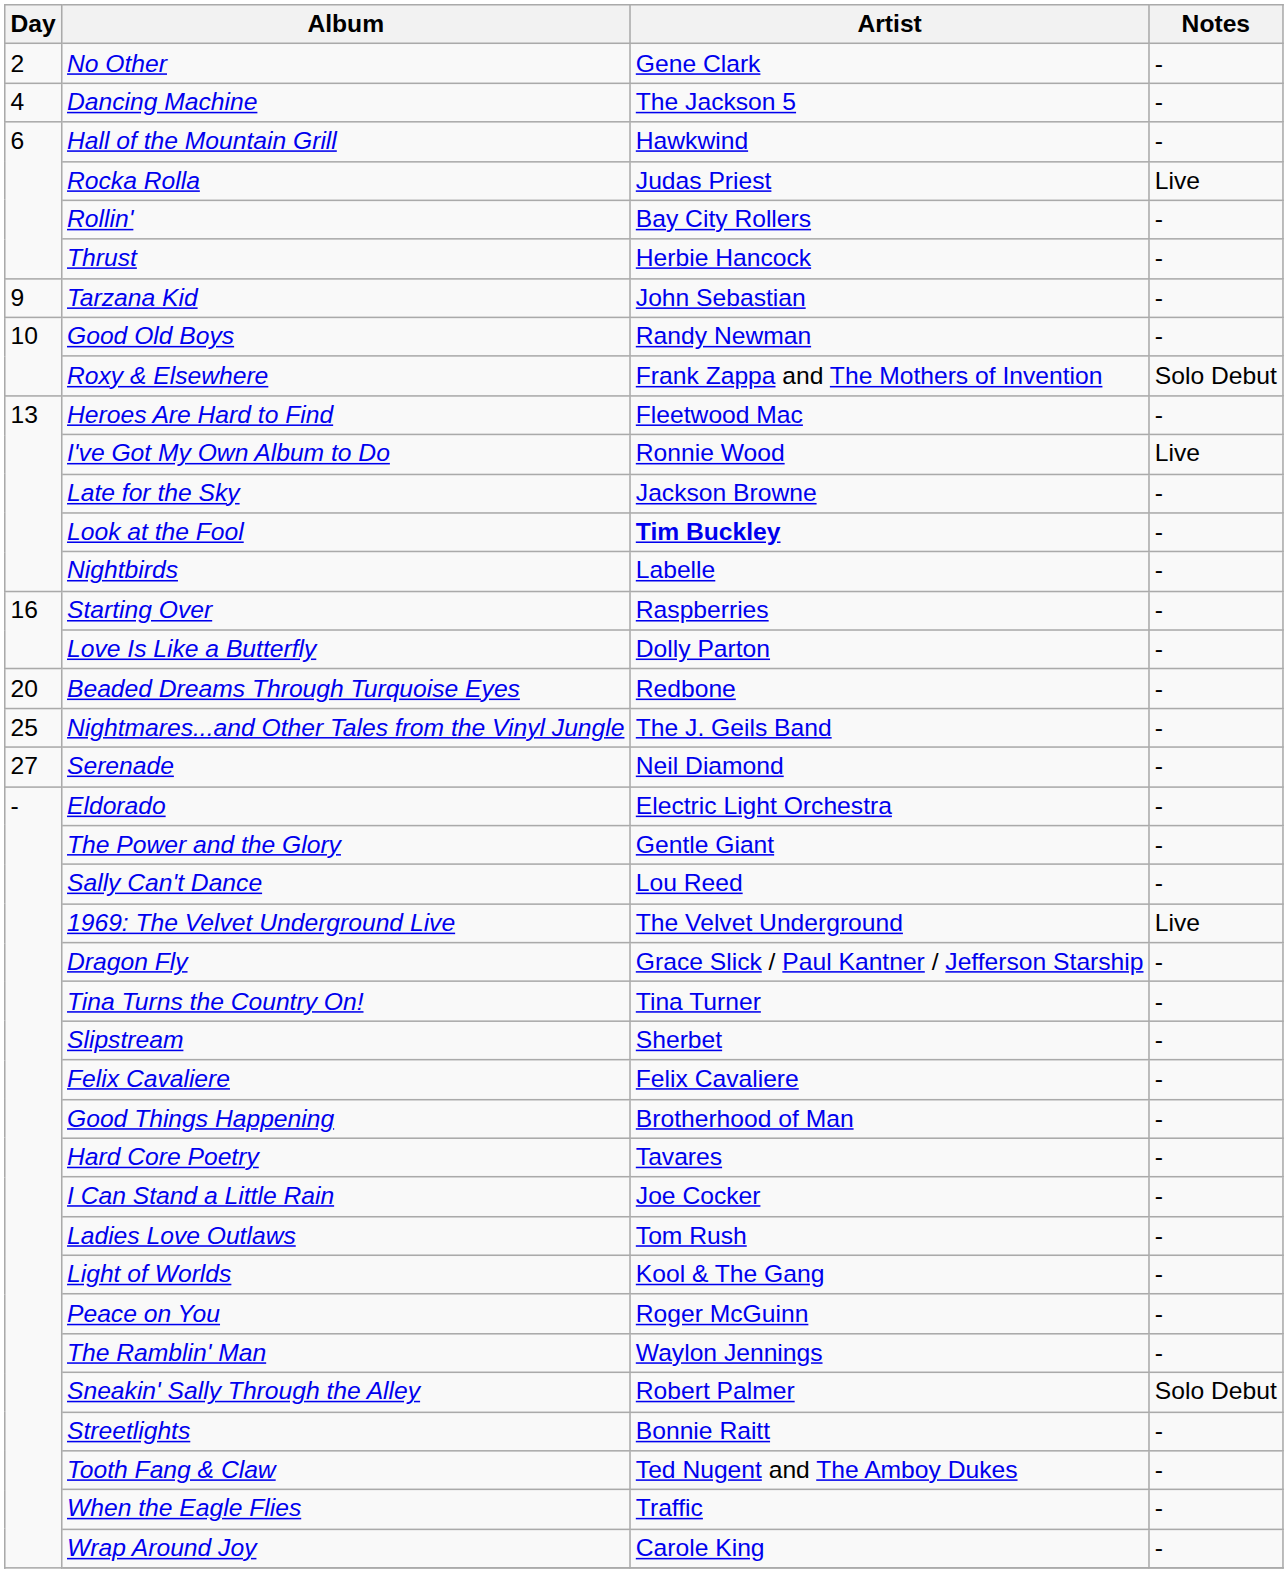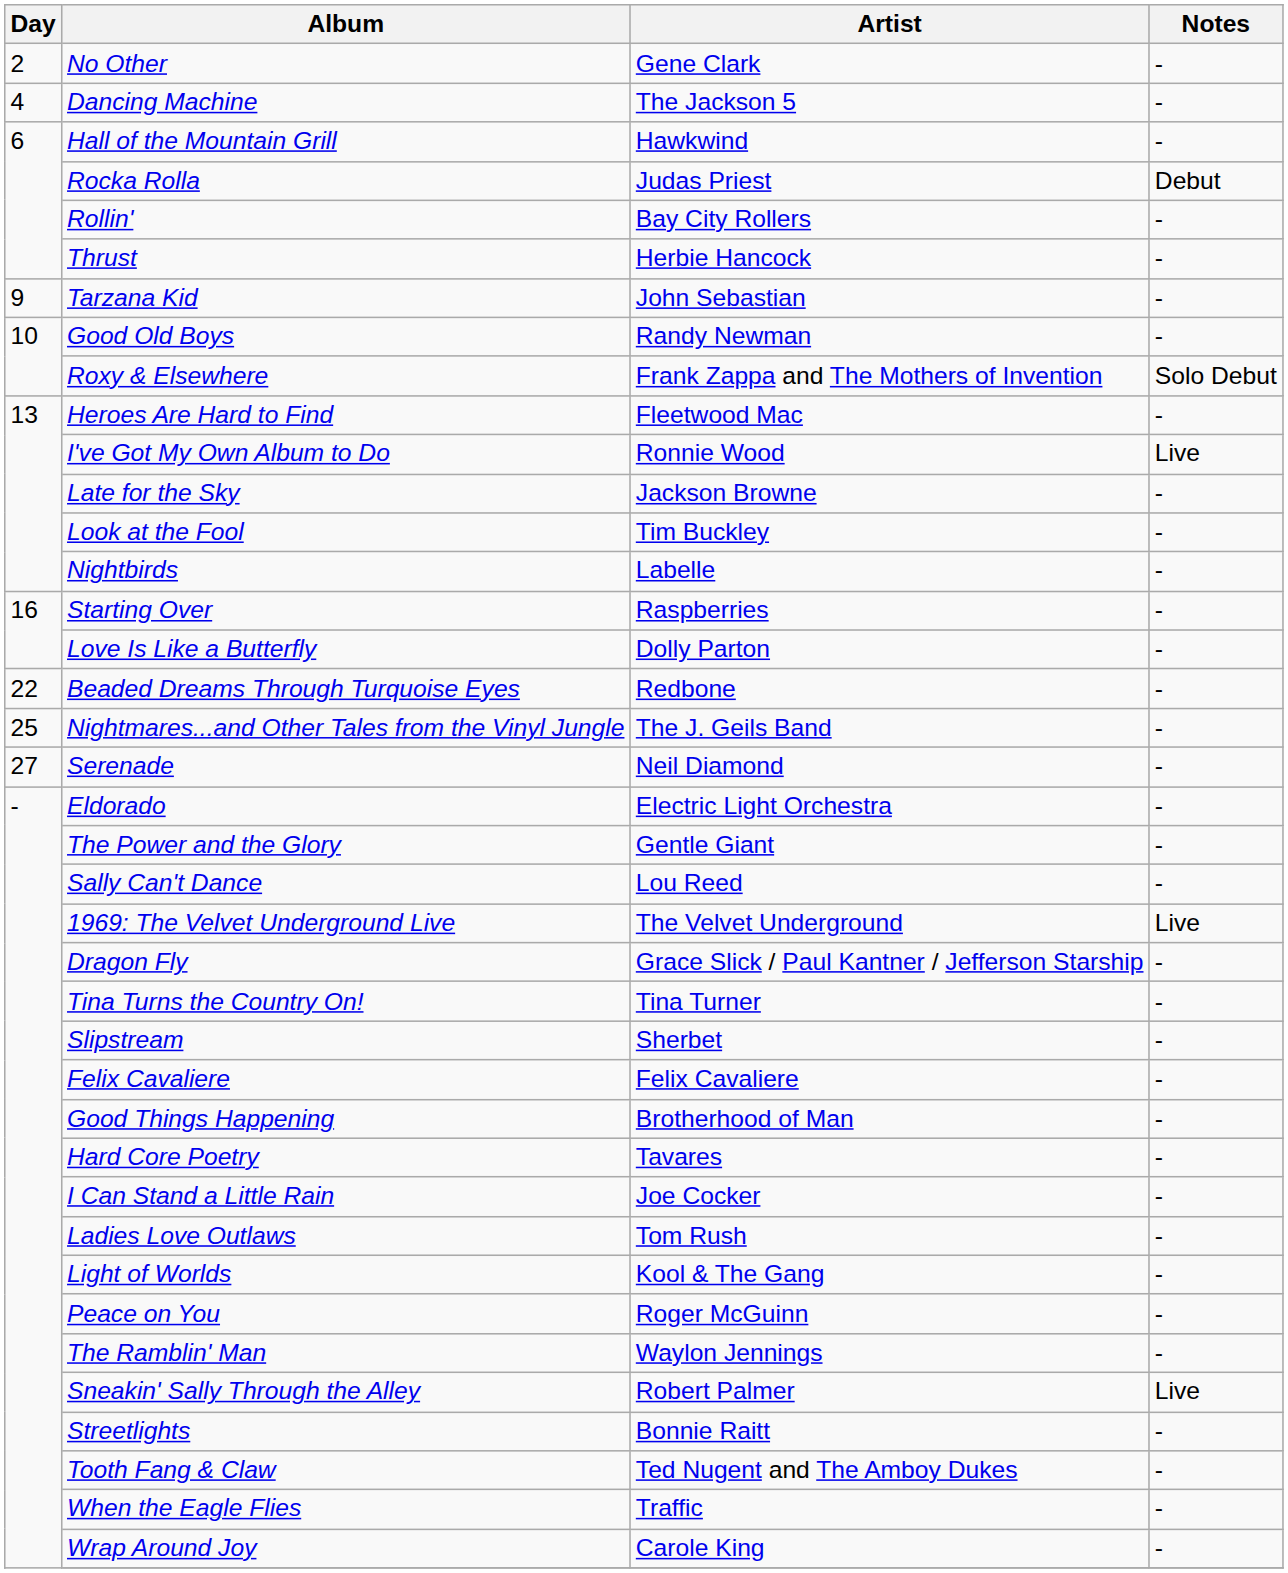(1177, 180) Live -> (1188, 180) Debut
(708, 532) bold -> (702, 532) normal
(24, 688) 20 -> (24, 688) 22
(1216, 1391) Solo Debut -> (1177, 1391) Live
